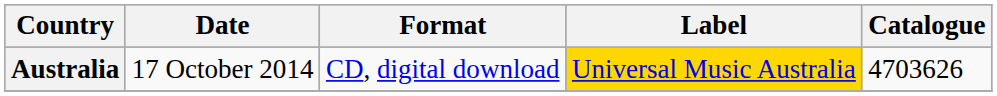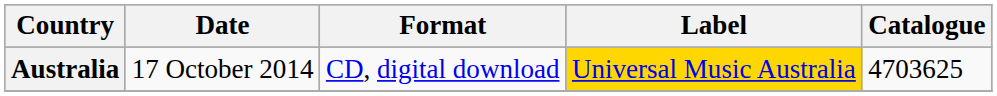(916, 68) 4703626 -> (916, 68) 4703625
